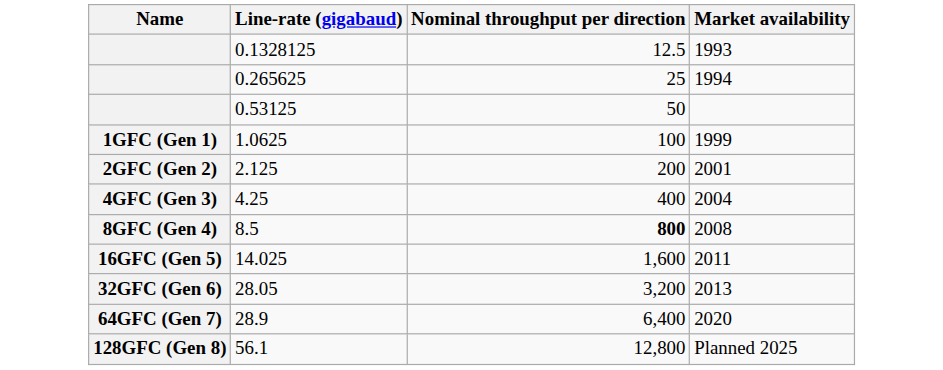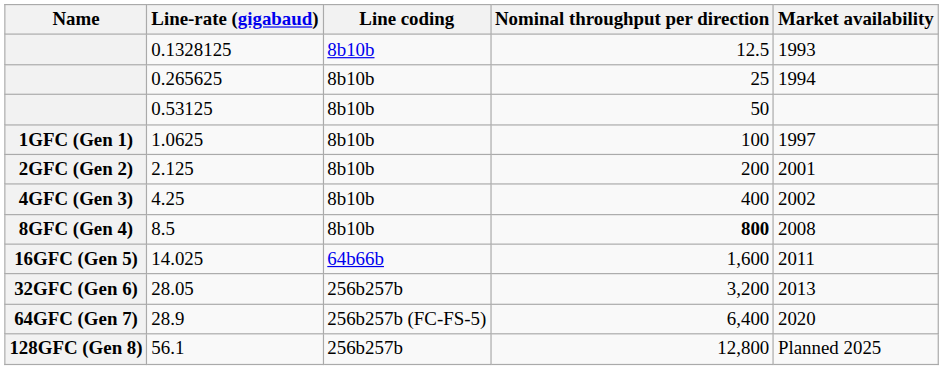+ column: (407, 19)
(713, 139) 1999 -> (797, 139) 1997
(713, 199) 2004 -> (797, 199) 2002
